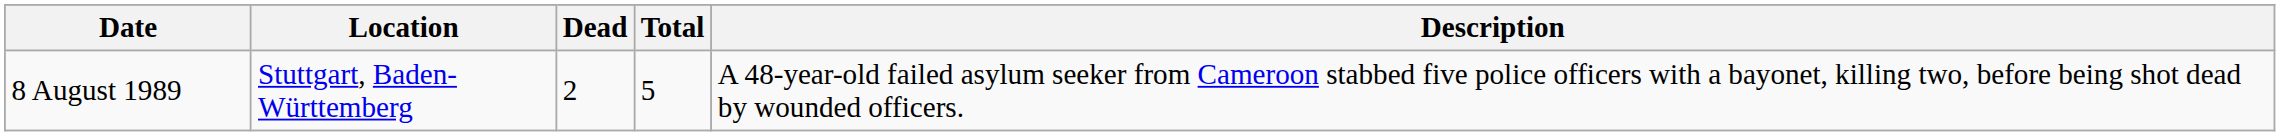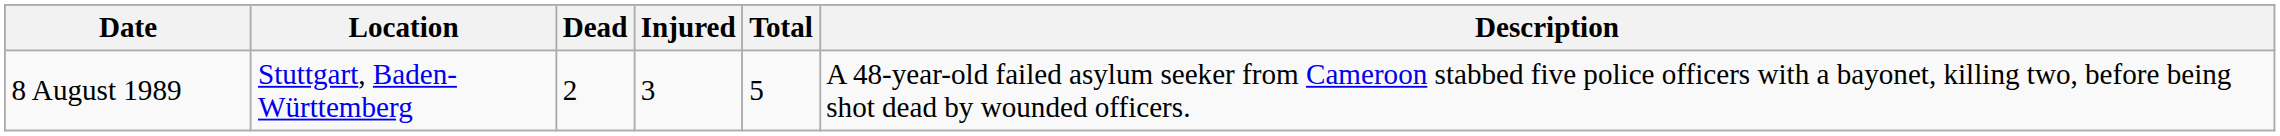+ column: (688, 27)
